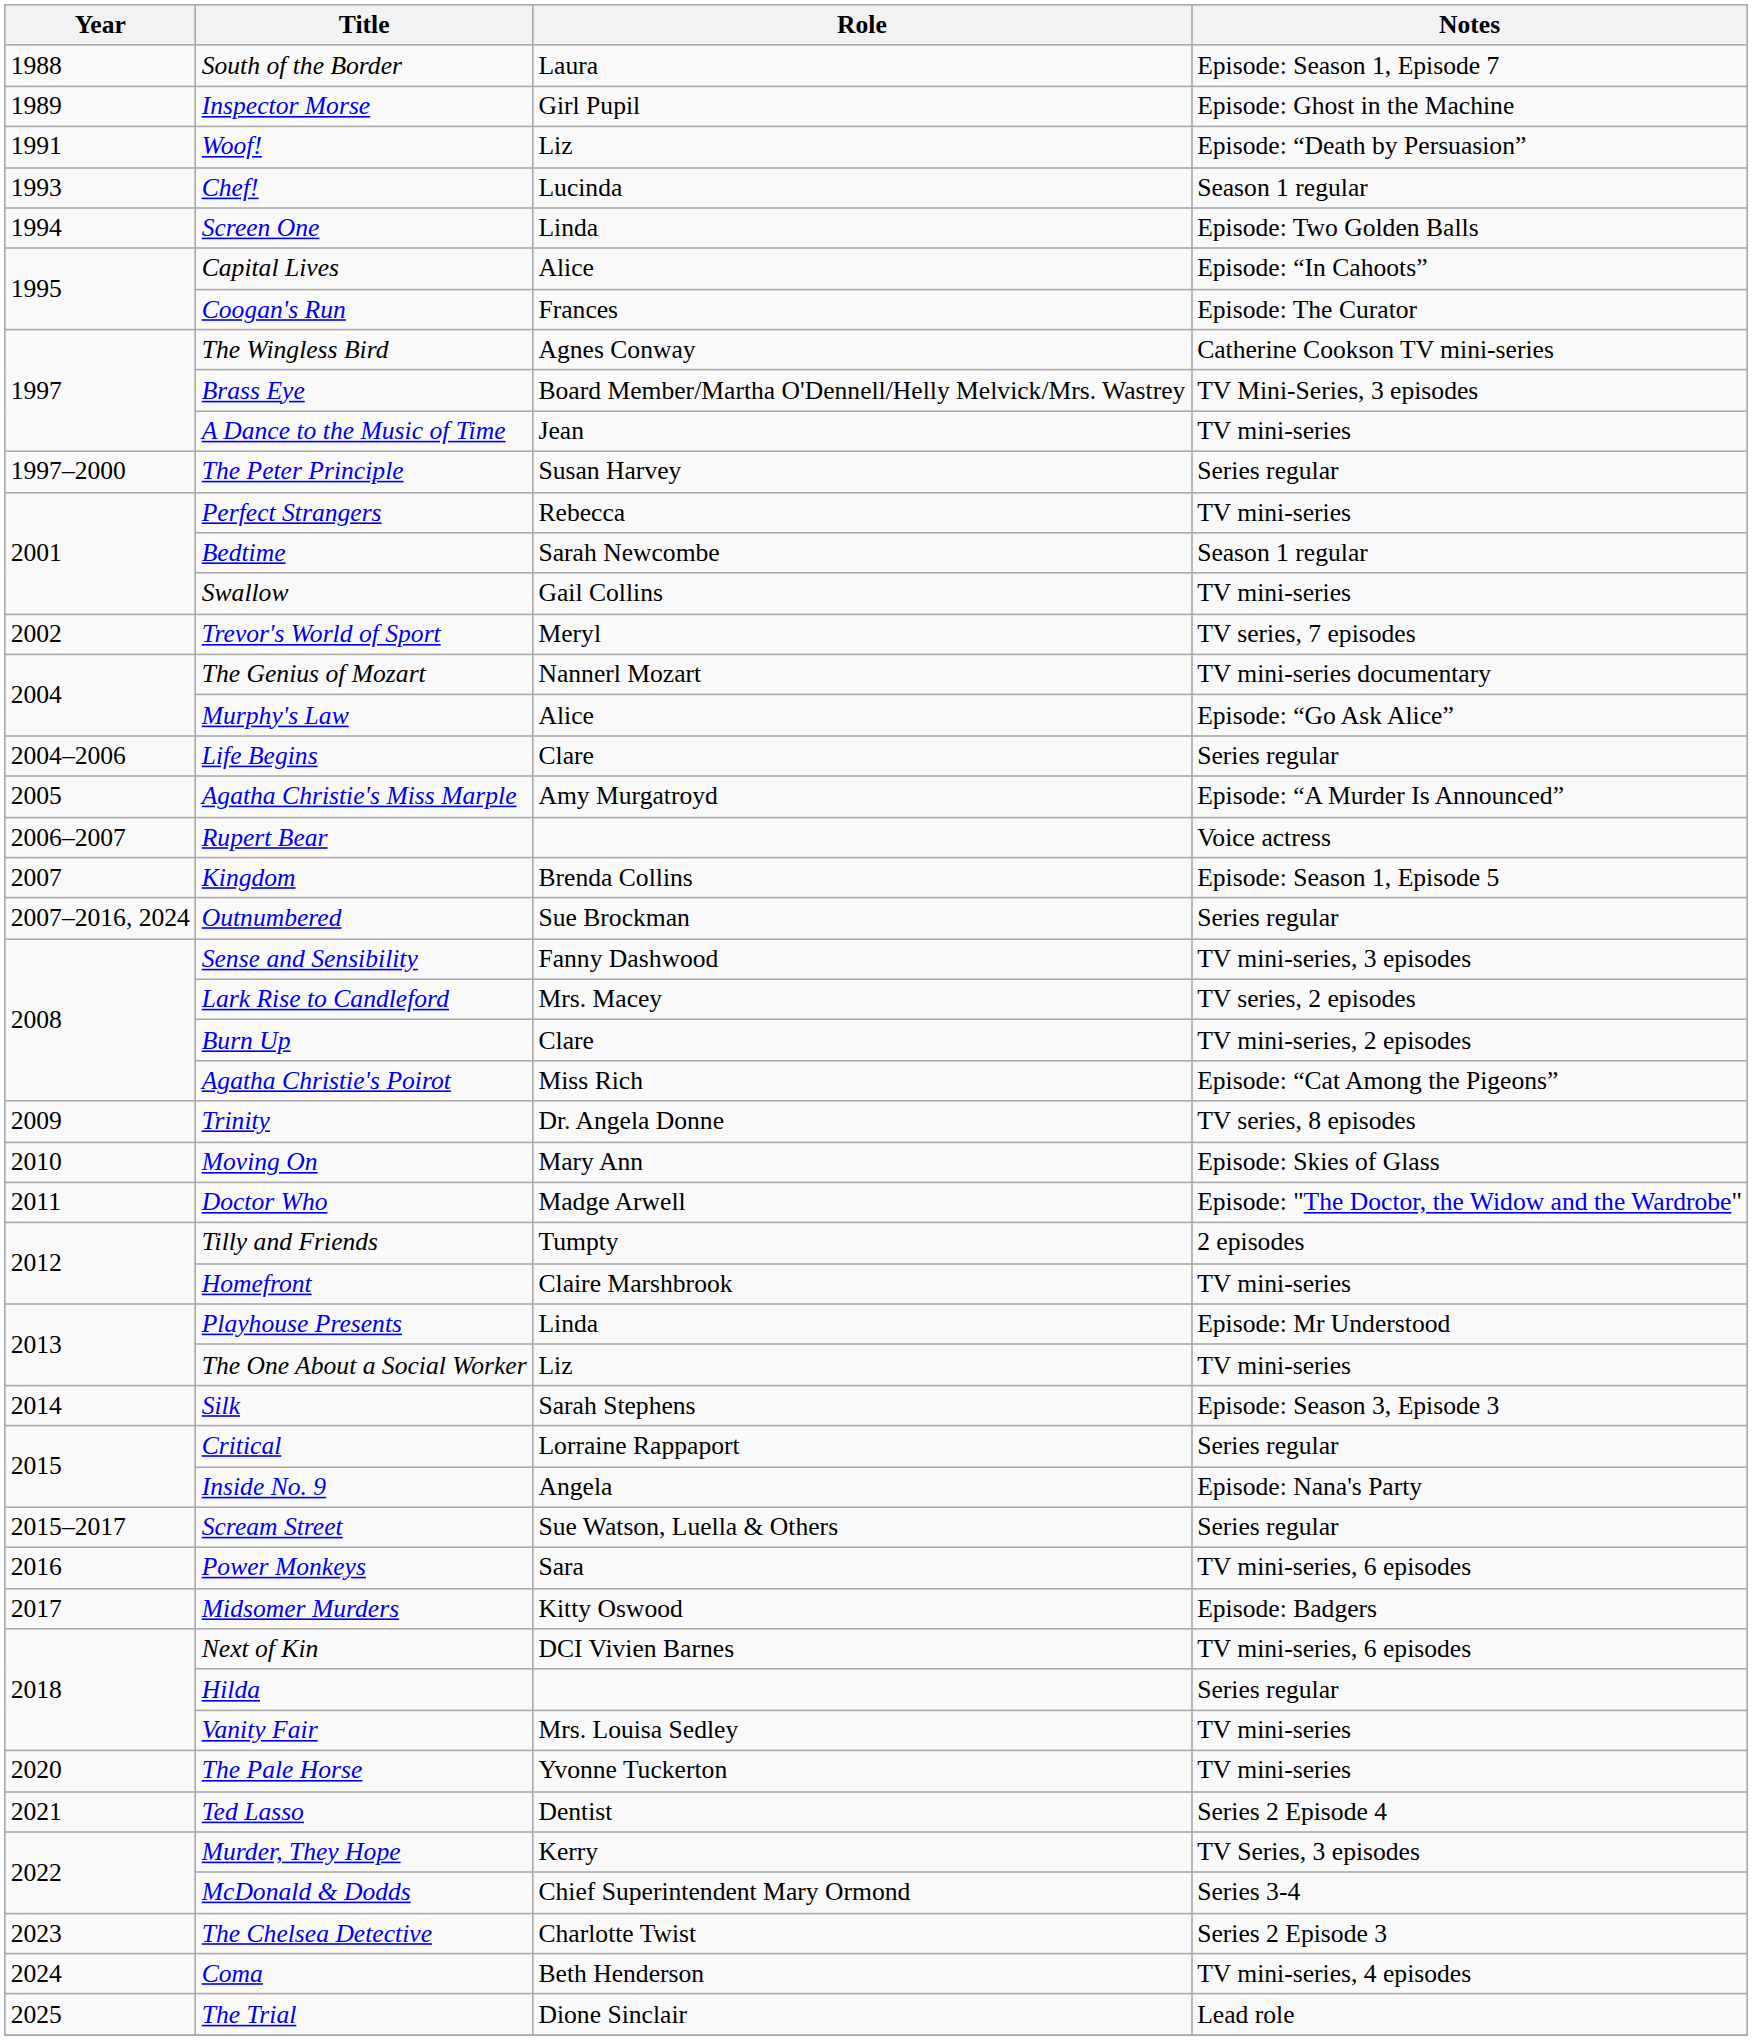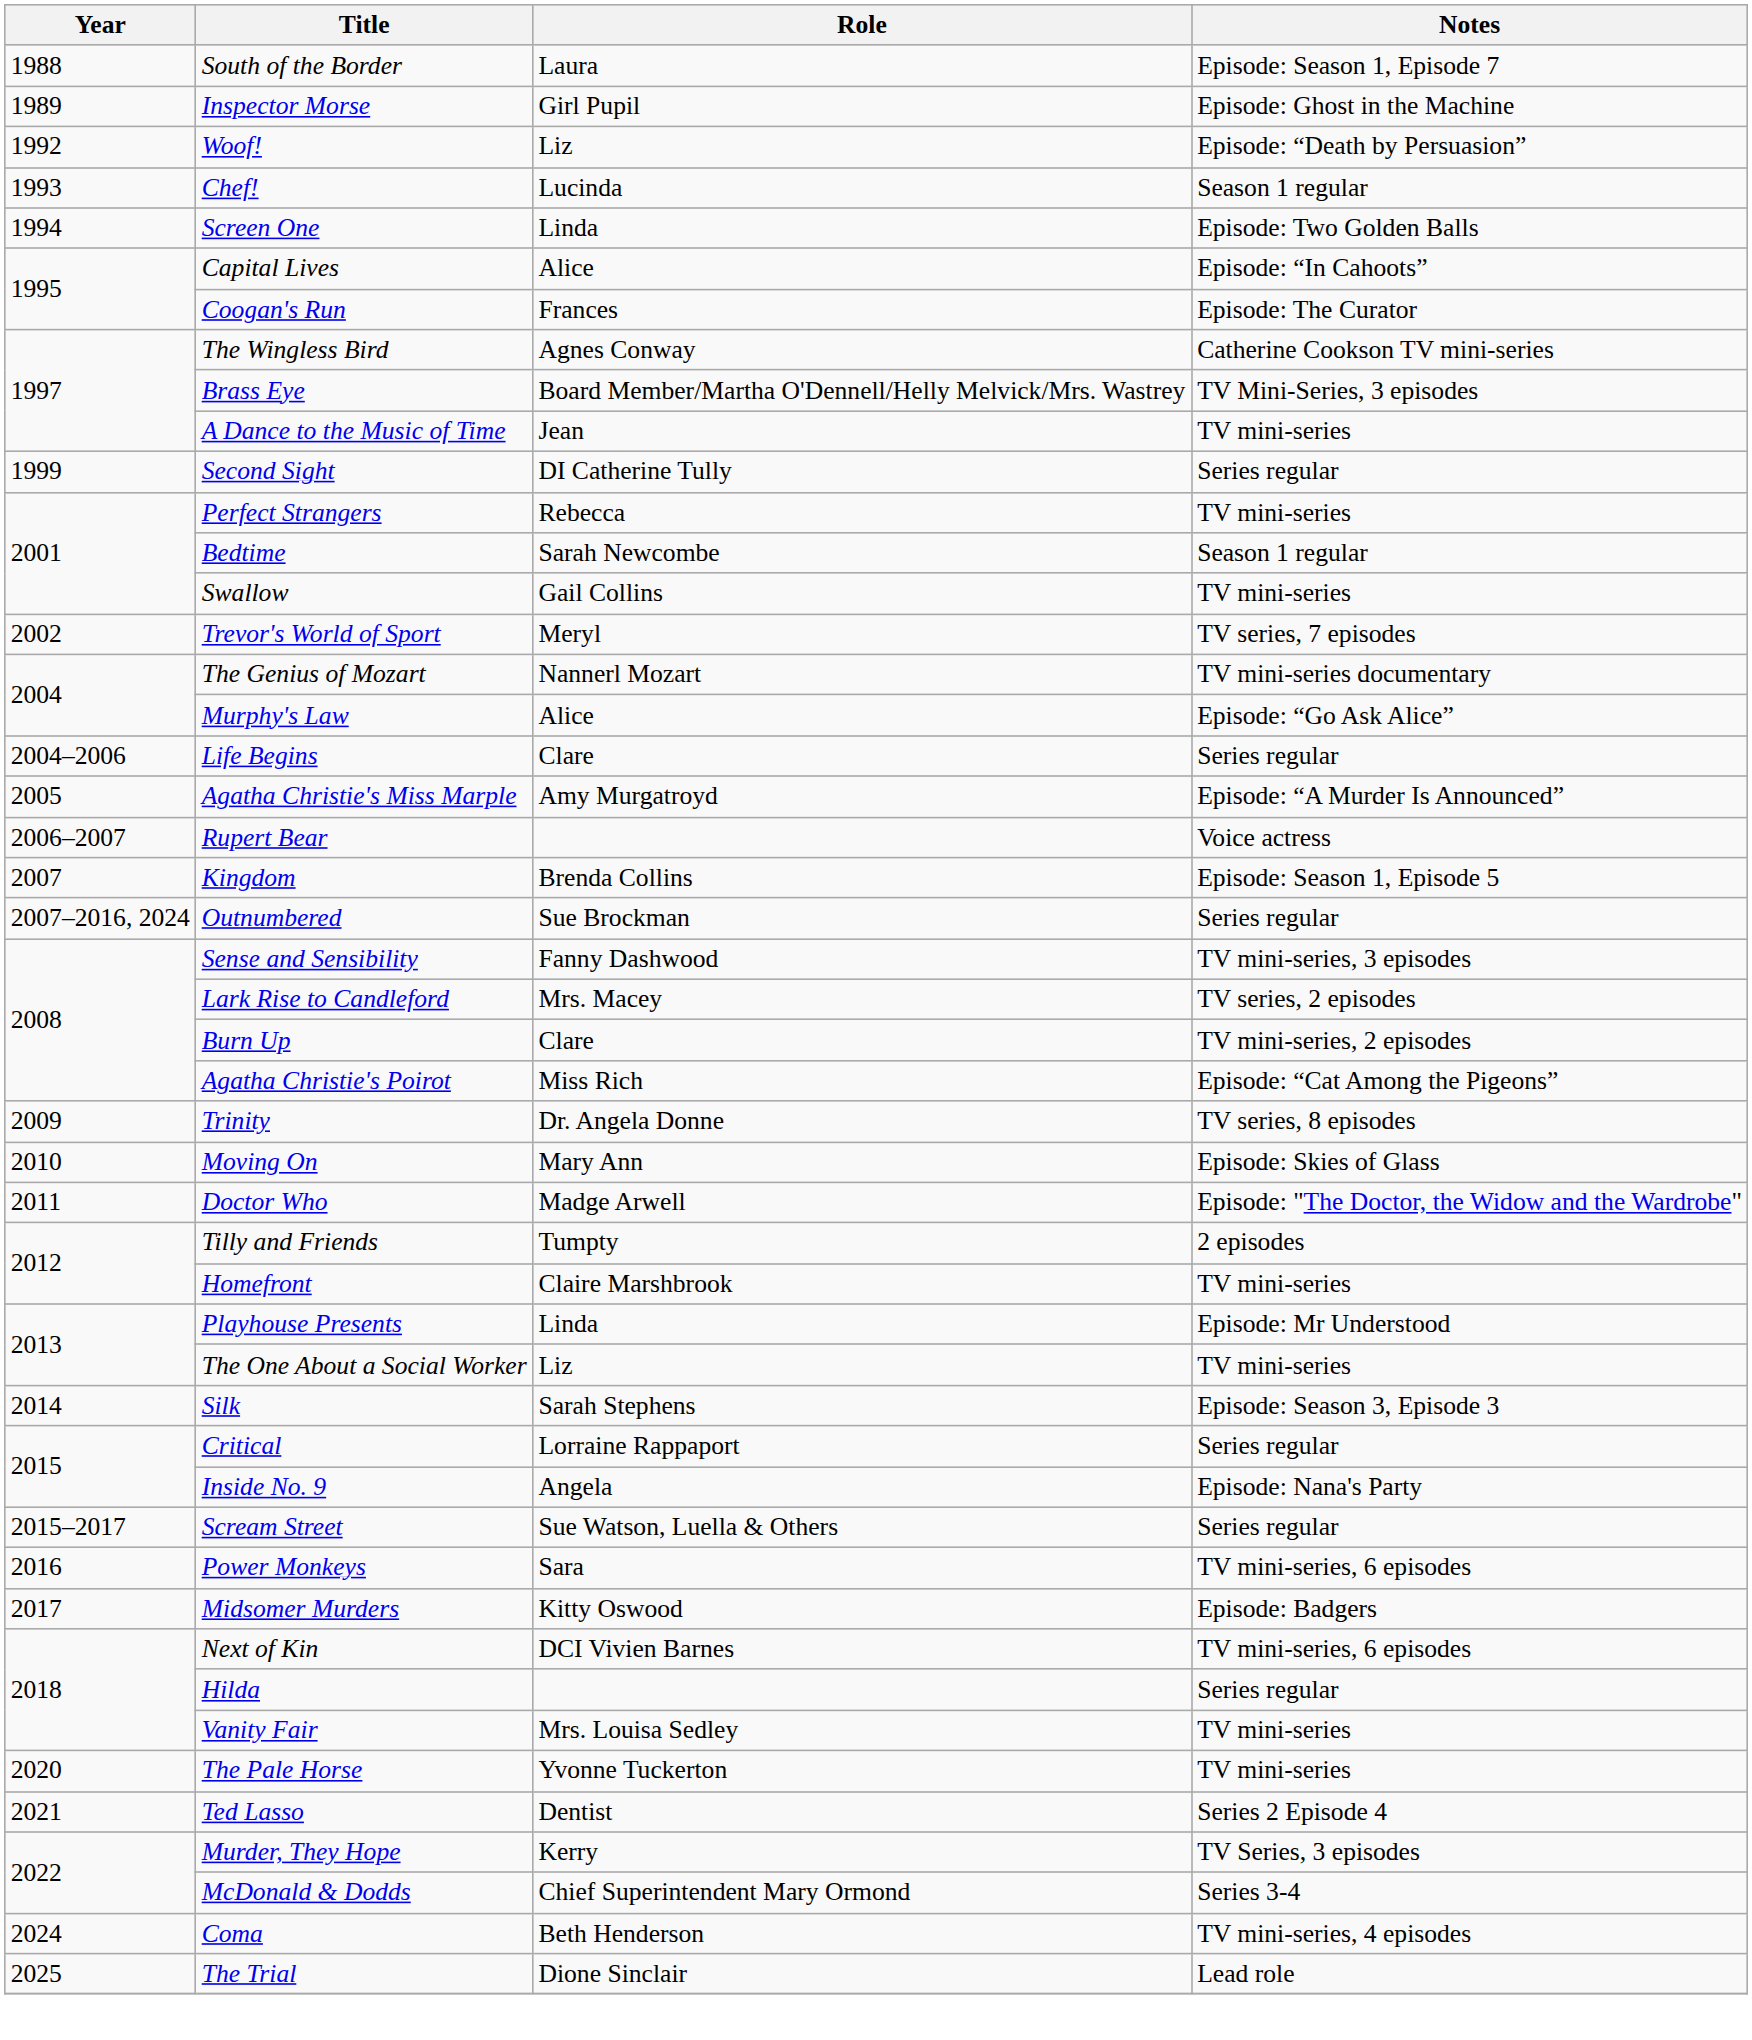(36, 146) 1991 -> (36, 146) 1992
- row: (303, 471)
+ row: (268, 471)
- row: (317, 1932)
